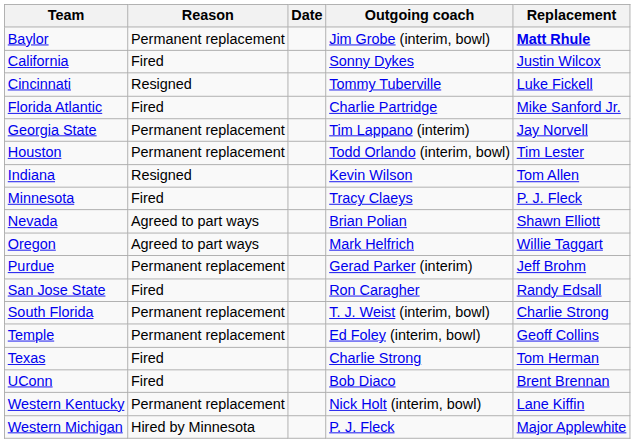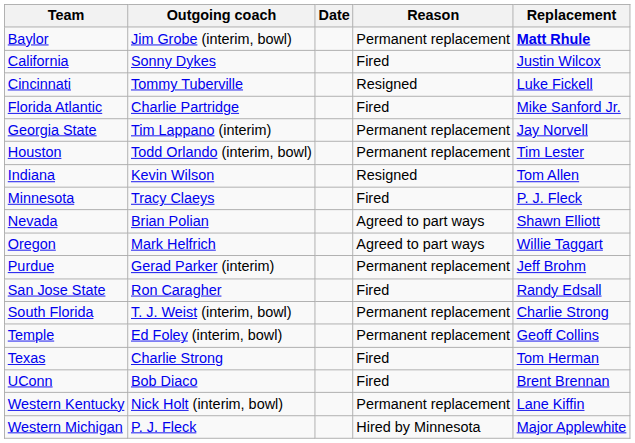columns swapped: (420, 15) <-> (208, 15)
